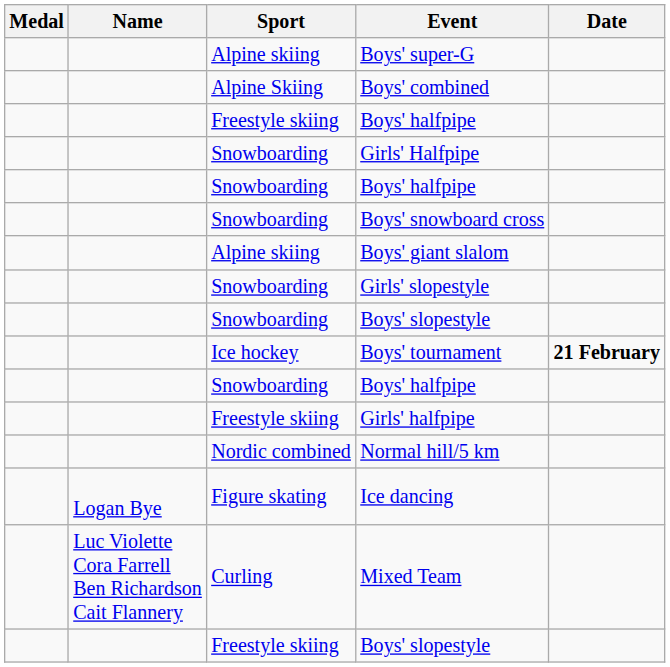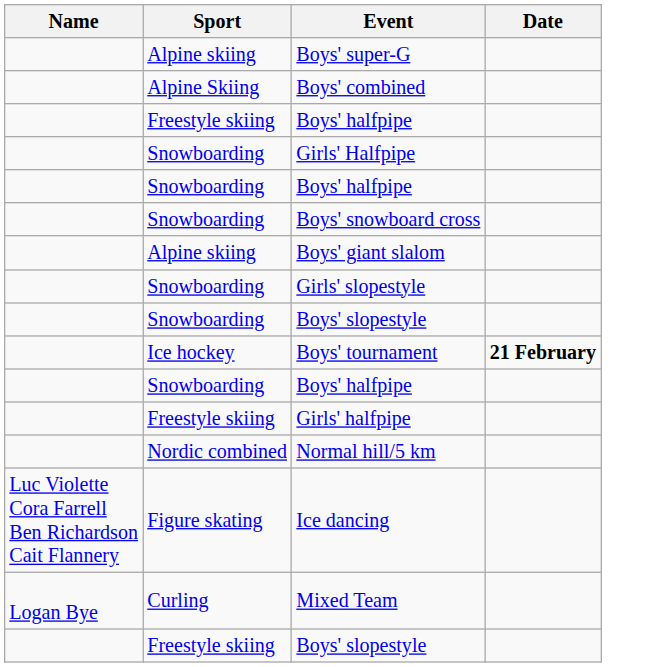- column: (37, 21)
(117, 508) Logan Bye -> (74, 520) Luc Violette Cora Farrell Ben Richardson Cait Flannery
(138, 576) Luc Violette Cora Farrell Ben Richardson Cait Flannery -> (54, 612) Logan Bye
